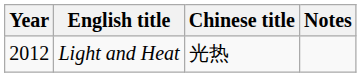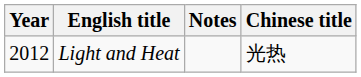columns swapped: (242, 20) <-> (328, 20)
